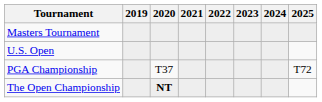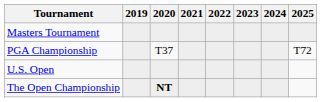rows swapped: (52, 69) <-> (31, 51)
